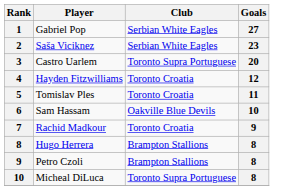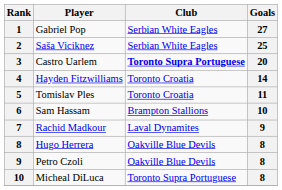(254, 45) 23 -> (262, 45) 25
(182, 62) normal -> (186, 62) bold
(254, 78) 12 -> (262, 78) 14
(171, 111) Oakville Blue Devils -> (168, 111) Brampton Stallions
(161, 128) Toronto Croatia -> (163, 128) Laval Dynamites
(168, 144) Brampton Stallions -> (171, 144) Oakville Blue Devils
(168, 161) Brampton Stallions -> (171, 161) Oakville Blue Devils
